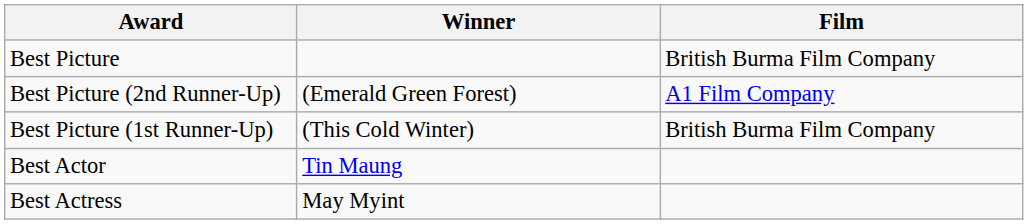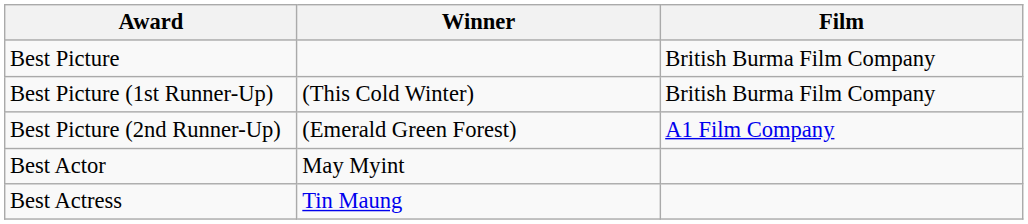rows swapped: (142, 129) <-> (145, 93)
(352, 165) Tin Maung -> (353, 165) May Myint
(353, 201) May Myint -> (352, 201) Tin Maung
